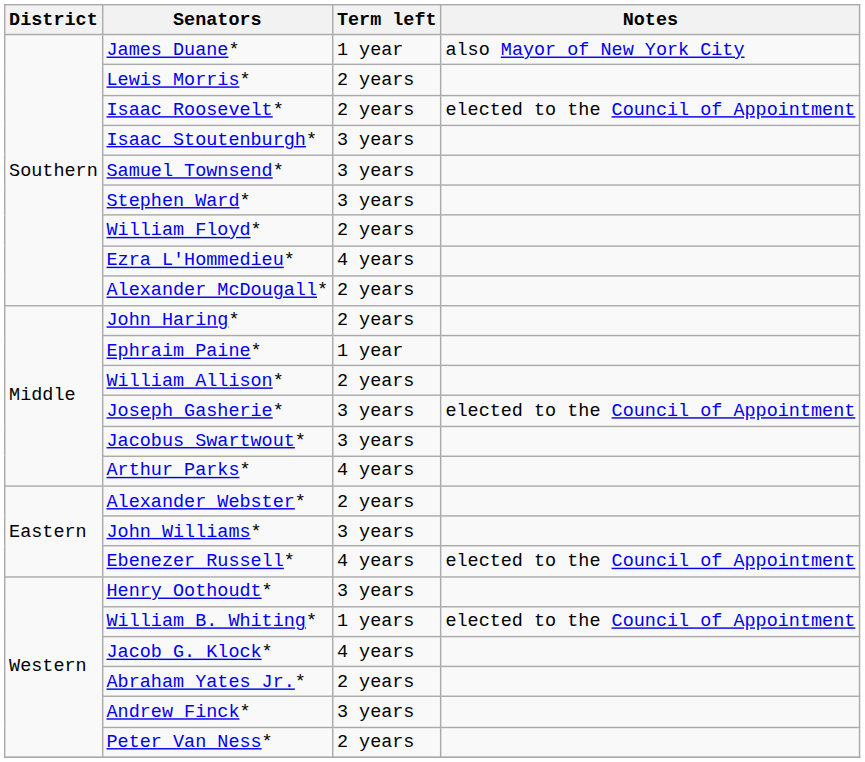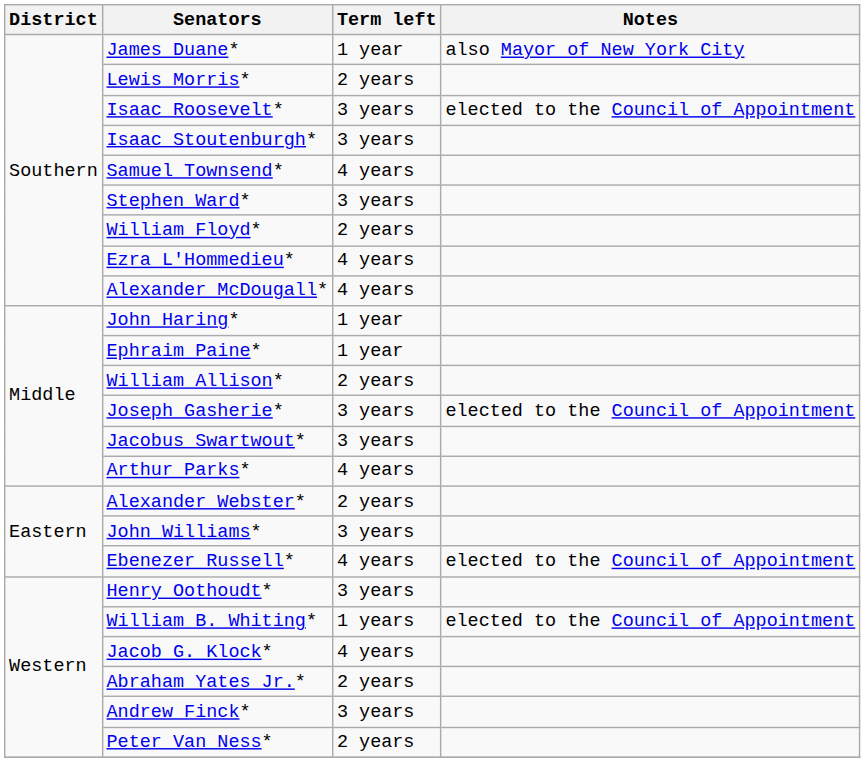(376, 110) 2 years -> (376, 110) 3 years
(376, 170) 3 years -> (376, 170) 4 years
(376, 291) 2 years -> (376, 291) 4 years
(376, 321) 2 years -> (370, 321) 1 year
